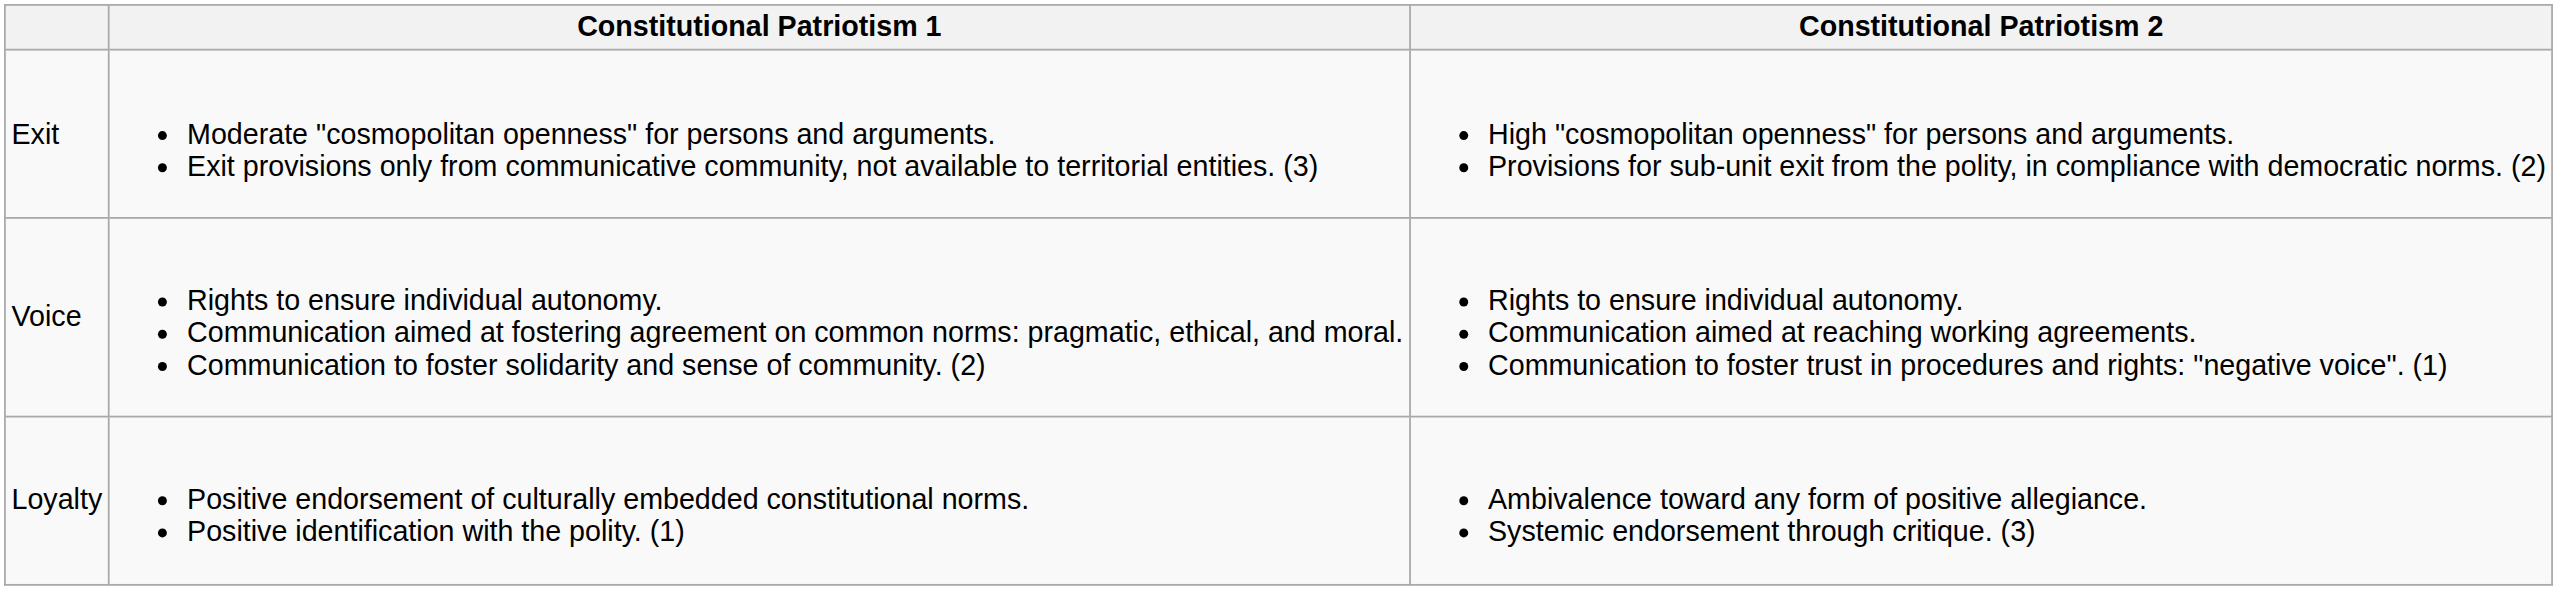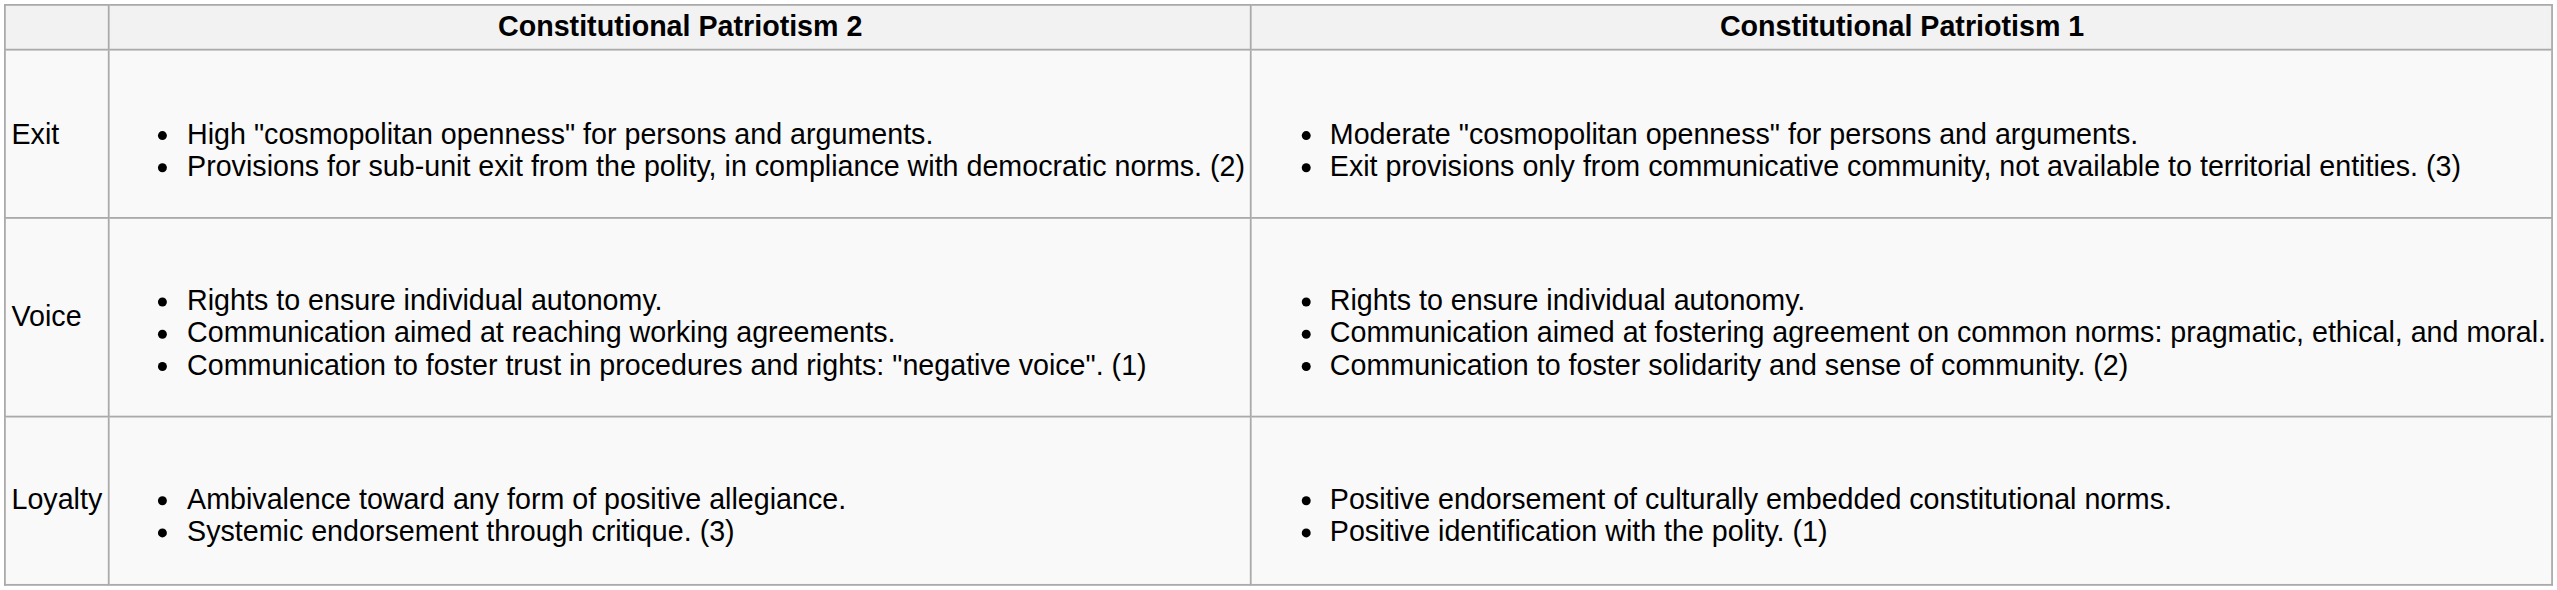columns swapped: (759, 27) <-> (1981, 27)
